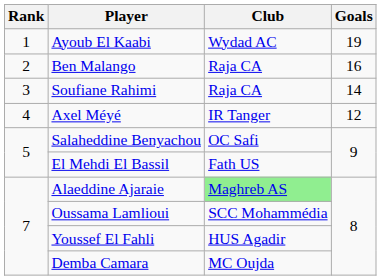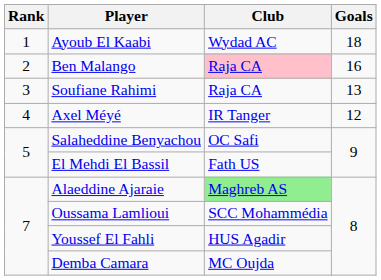(354, 41) 19 -> (354, 41) 18
(235, 66) no background -> (235, 66) pink background
(354, 90) 14 -> (354, 90) 13
